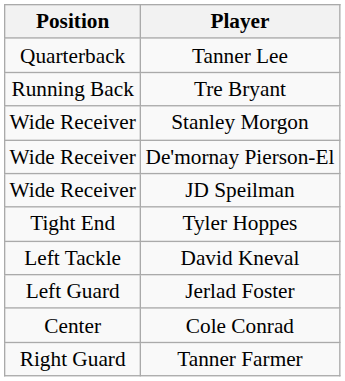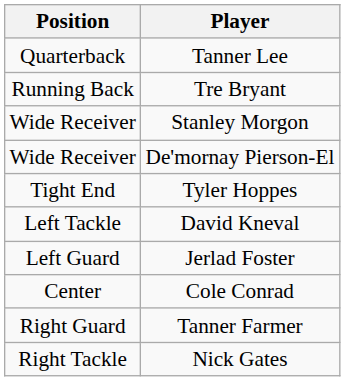- row: (240, 190)
+ row: (240, 358)
